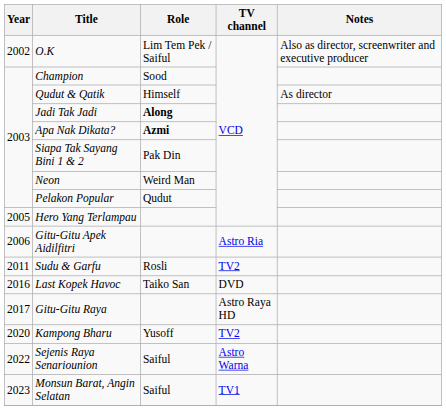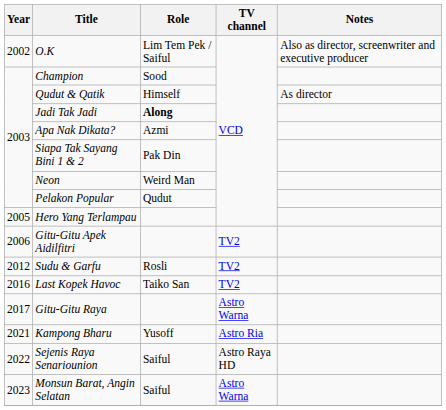(156, 130) bold -> (156, 130) normal
(241, 241) Astro Ria -> (229, 241) TV2
(18, 266) 2011 -> (19, 266) 2012
(231, 284) DVD -> (229, 284) TV2
(245, 309) Astro Raya HD -> (234, 309) Astro Warna
(19, 334) 2020 -> (19, 334) 2021
(229, 334) TV2 -> (241, 334) Astro Ria
(234, 358) Astro Warna -> (245, 358) Astro Raya HD
(229, 390) TV1 -> (234, 390) Astro Warna
